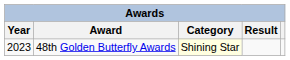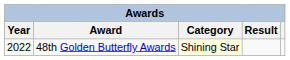(19, 47) 2023 -> (19, 47) 2022
